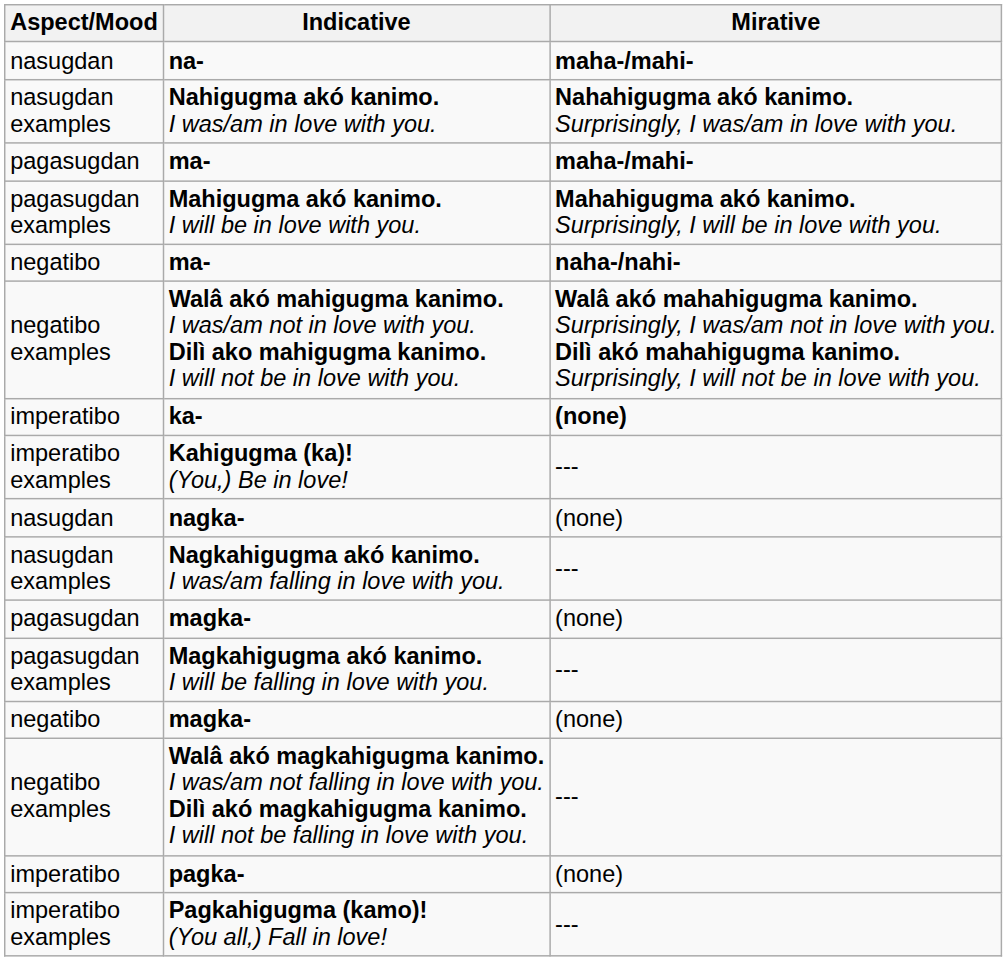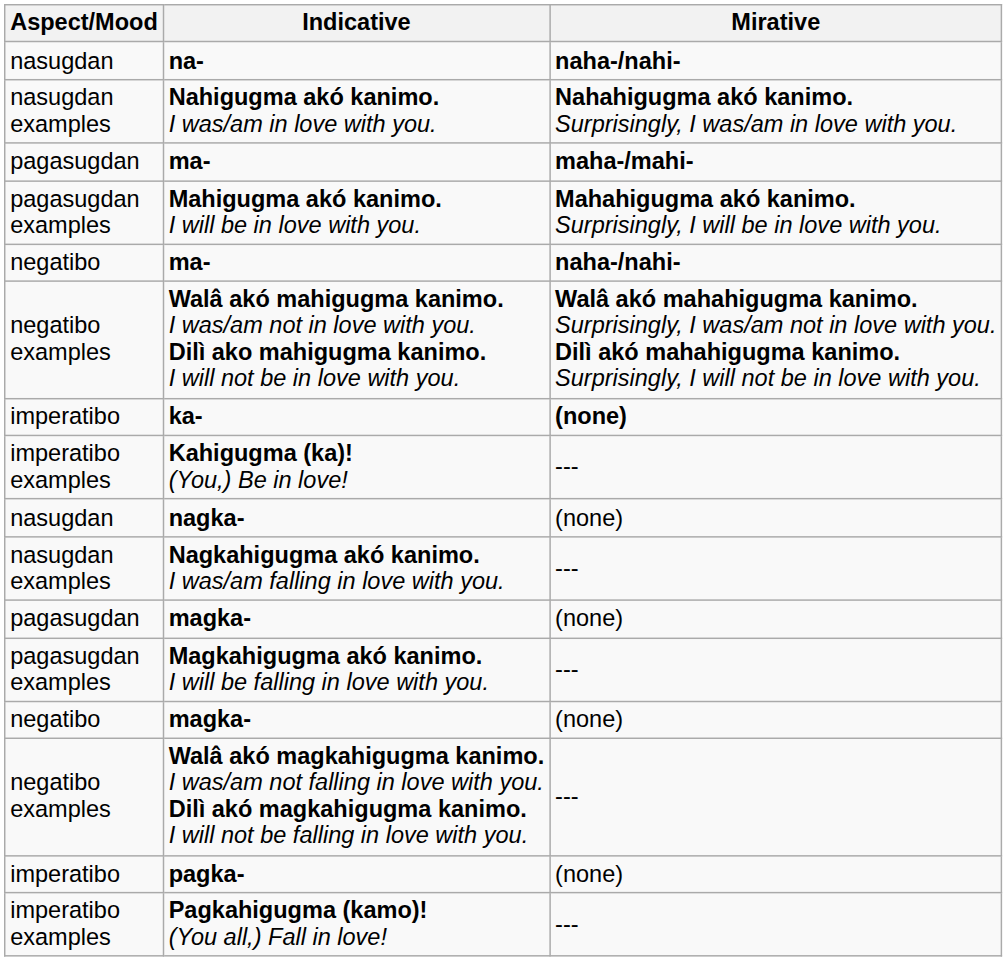(624, 60) maha-/mahi- -> (618, 60) naha-/nahi-
